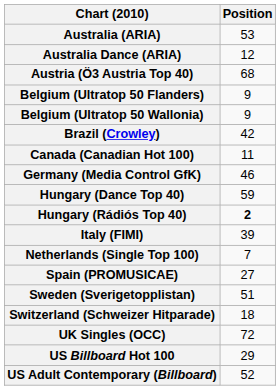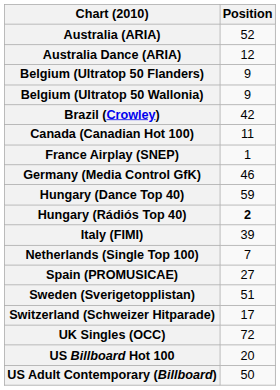(248, 34) 53 -> (248, 34) 52
- row: (112, 74)
+ row: (112, 154)
(248, 315) 18 -> (248, 315) 17
(248, 355) 29 -> (248, 355) 20
(248, 375) 52 -> (248, 375) 50
